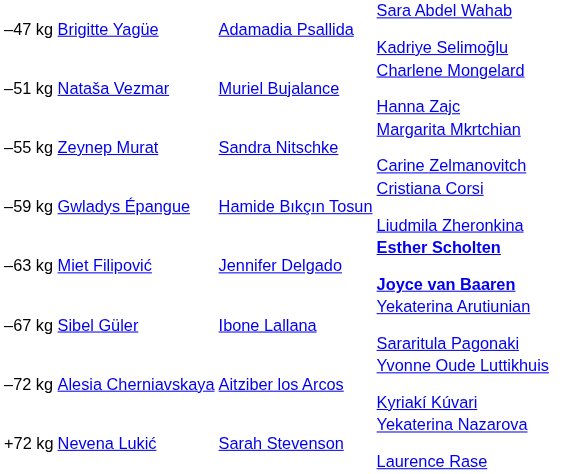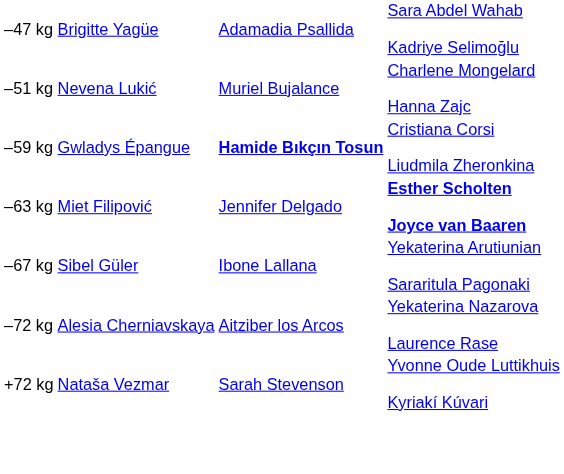(113, 88) Nataša Vezmar -> (107, 88) Nevena Lukić
- row: (29, 147)
(296, 207) normal -> (301, 147) bold
(463, 384) Yvonne Oude Luttikhuis Kyriakí Kúvari -> (463, 325) Yekaterina Nazarova Laurence Rase
(107, 443) Nevena Lukić -> (113, 384) Nataša Vezmar
(452, 443) Yekaterina Nazarova Laurence Rase -> (474, 384) Yvonne Oude Luttikhuis Kyriakí Kúvari
